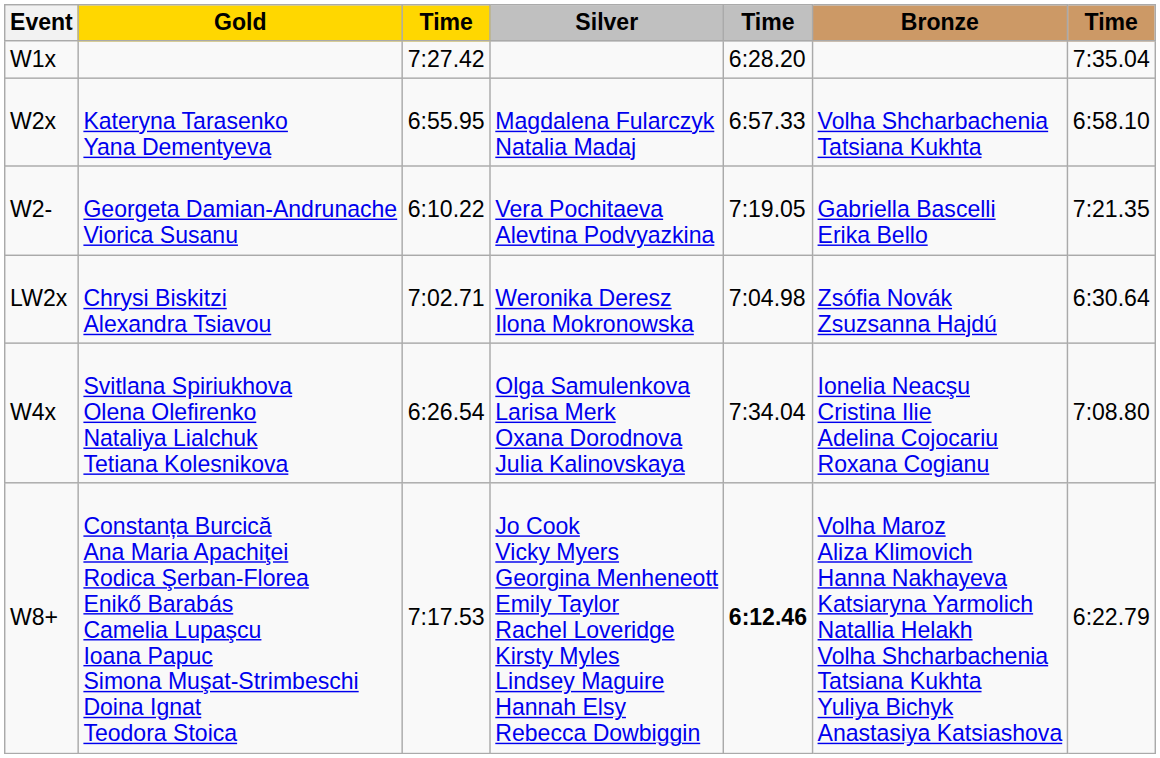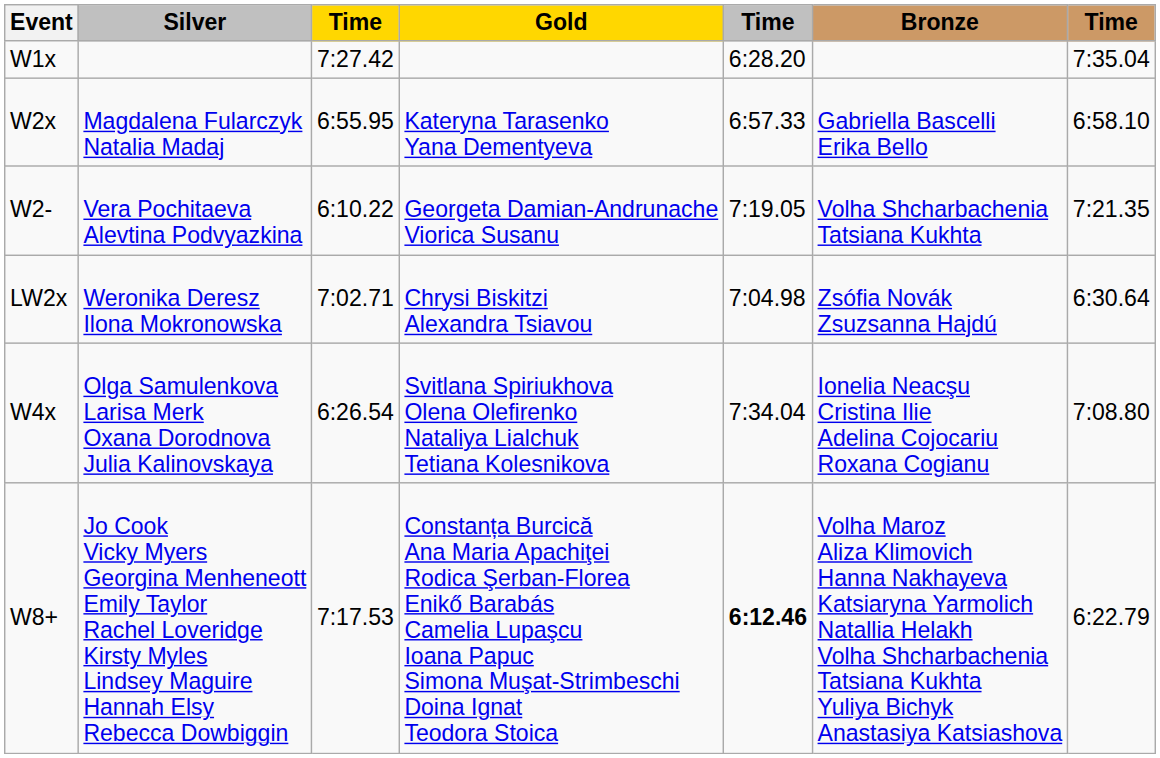columns swapped: (240, 22) <-> (607, 22)
(933, 134) Volha Shcharbachenia Tatsiana Kukhta -> (907, 134) Gabriella Bascelli Erika Bello
(907, 223) Gabriella Bascelli Erika Bello -> (933, 223) Volha Shcharbachenia Tatsiana Kukhta
